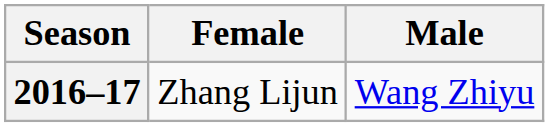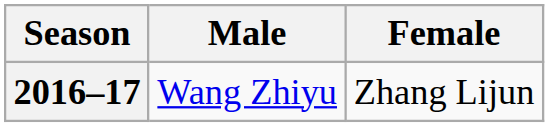columns swapped: (444, 33) <-> (248, 33)
